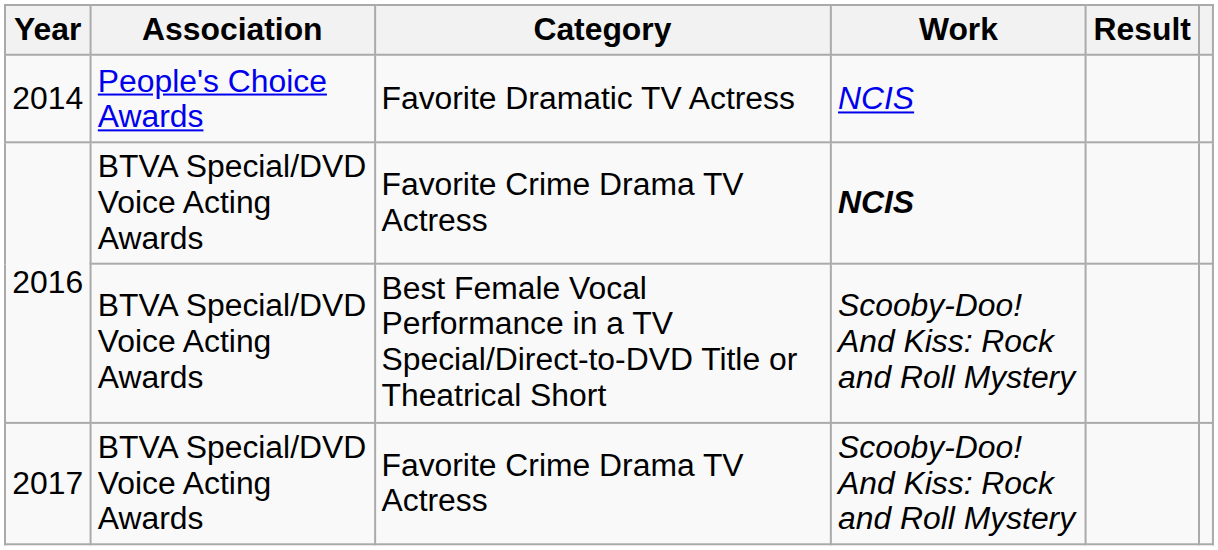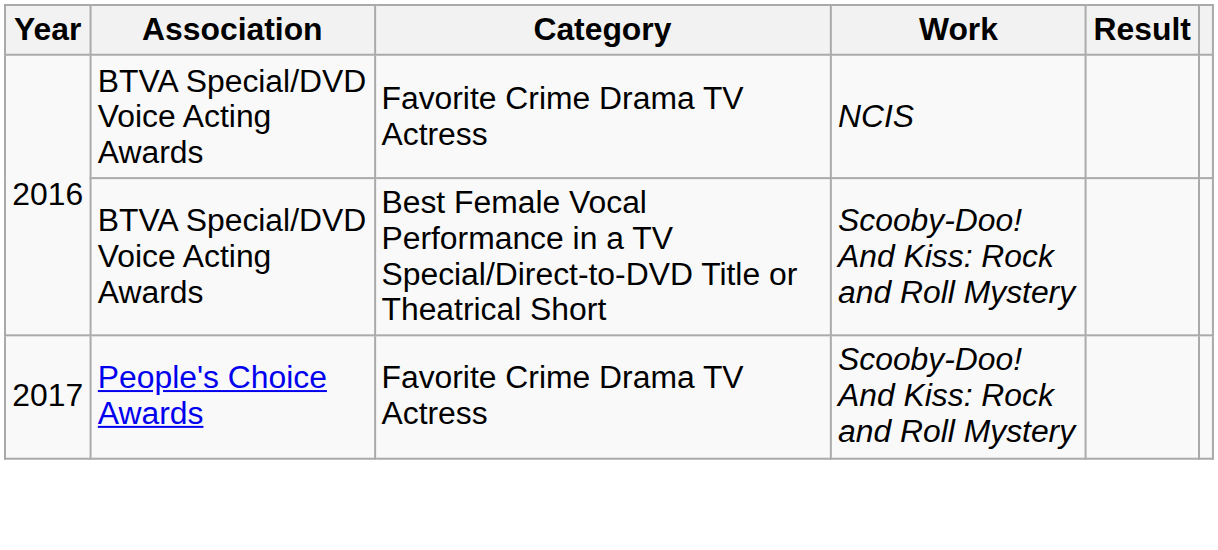- row: (48, 98)
(876, 202) bold -> (876, 116) normal
(232, 482) BTVA Special/DVD Voice Acting Awards -> (212, 396) People's Choice Awards
